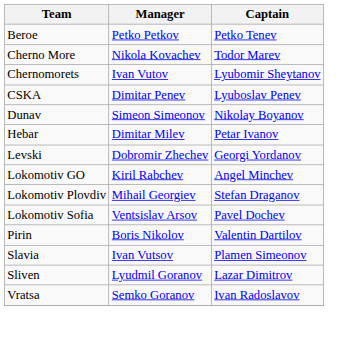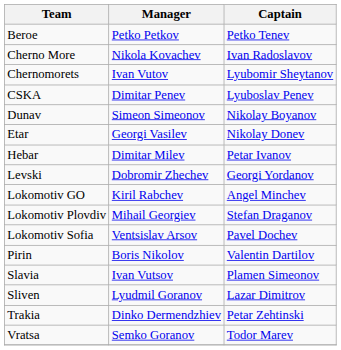(247, 54) Todor Marev -> (269, 54) Ivan Radoslavov
+ row: (18, 134)
+ row: (24, 315)
(257, 295) Ivan Radoslavov -> (260, 335) Todor Marev
